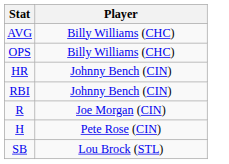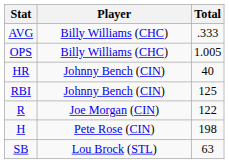+ column: (208, 14)
